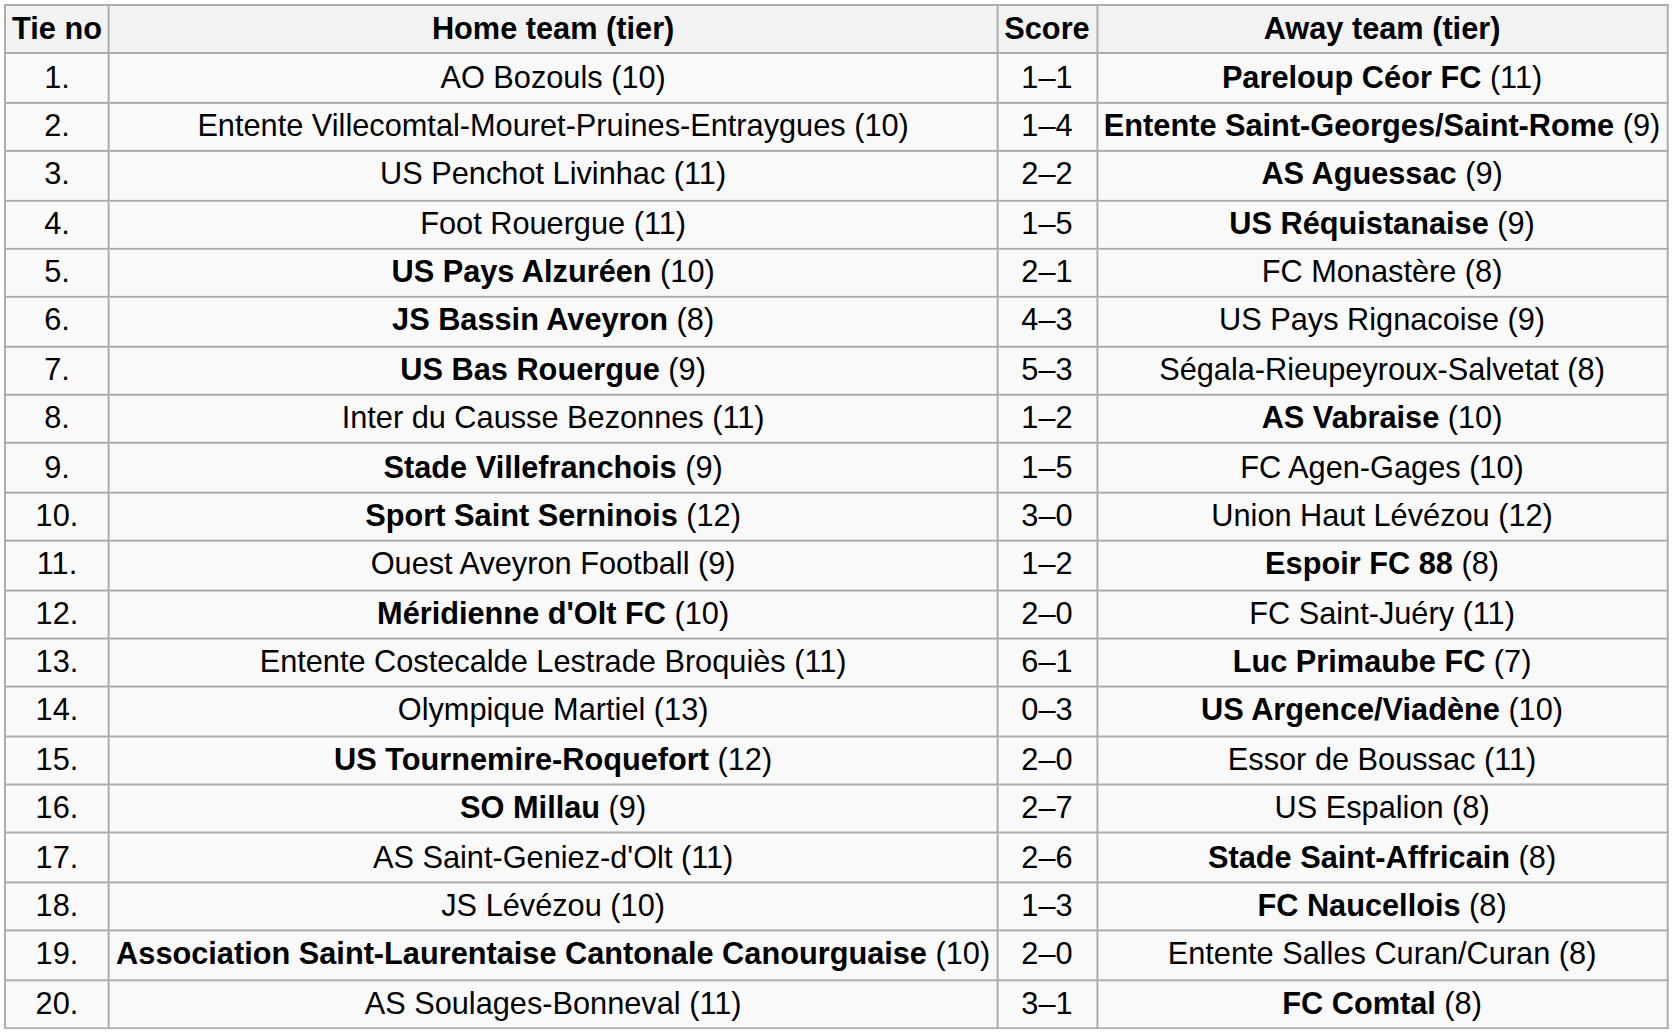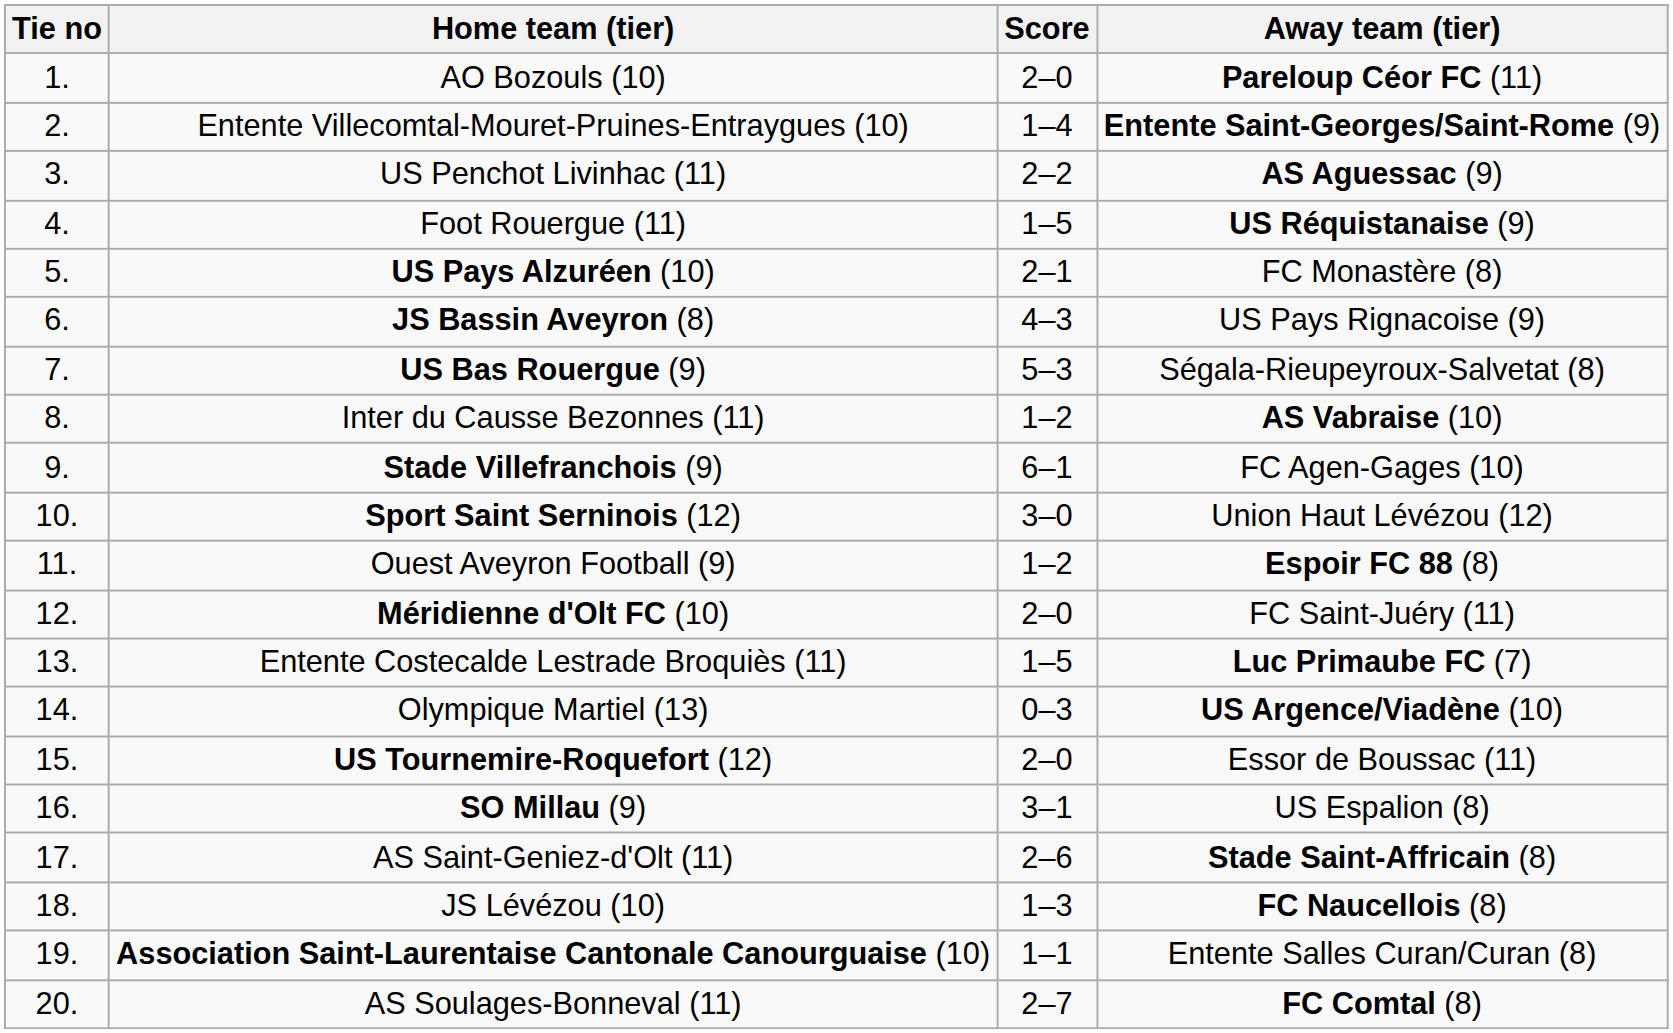(1047, 77) 1–1 -> (1047, 77) 2–0
(1047, 467) 1–5 -> (1047, 467) 6–1
(1047, 662) 6–1 -> (1047, 662) 1–5
(1047, 808) 2–7 -> (1047, 808) 3–1
(1047, 954) 2–0 -> (1047, 954) 1–1
(1047, 1003) 3–1 -> (1047, 1003) 2–7
